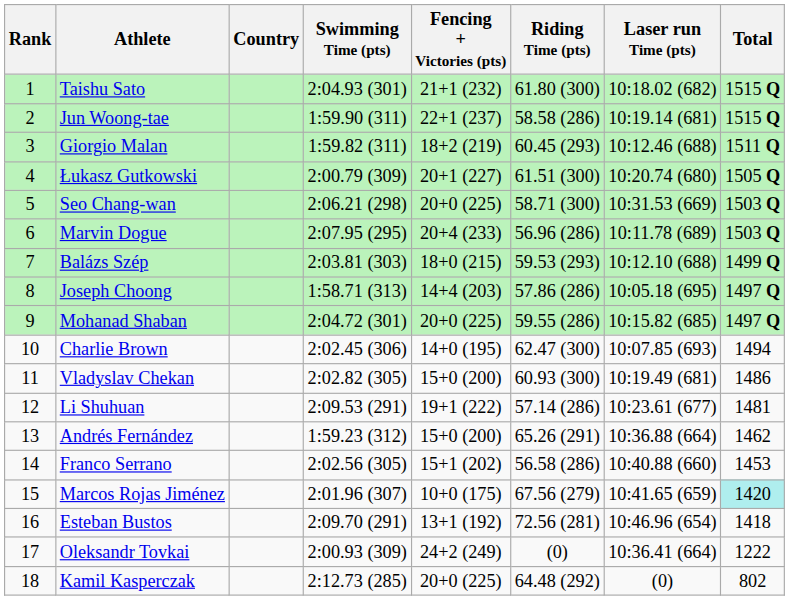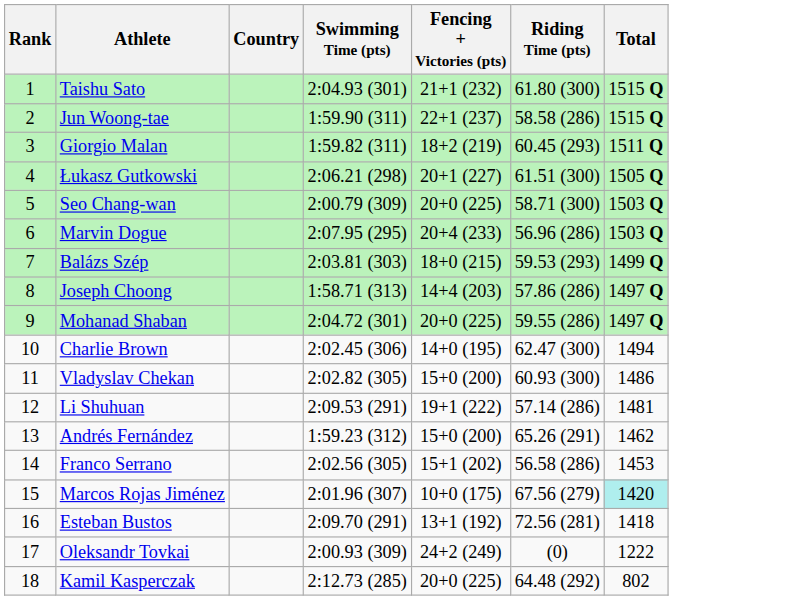- column: (662, 39)
(357, 175) 2:00.79 (309) -> (357, 175) 2:06.21 (298)
(357, 204) 2:06.21 (298) -> (357, 204) 2:00.79 (309)
